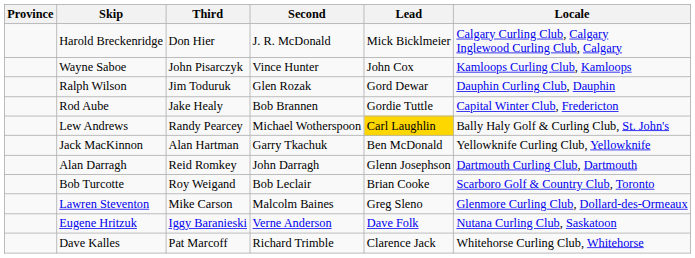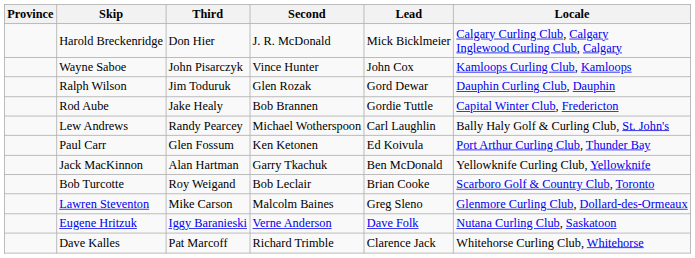(401, 125) gold background -> (401, 125) no background
+ row: (83, 145)
- row: (93, 164)
